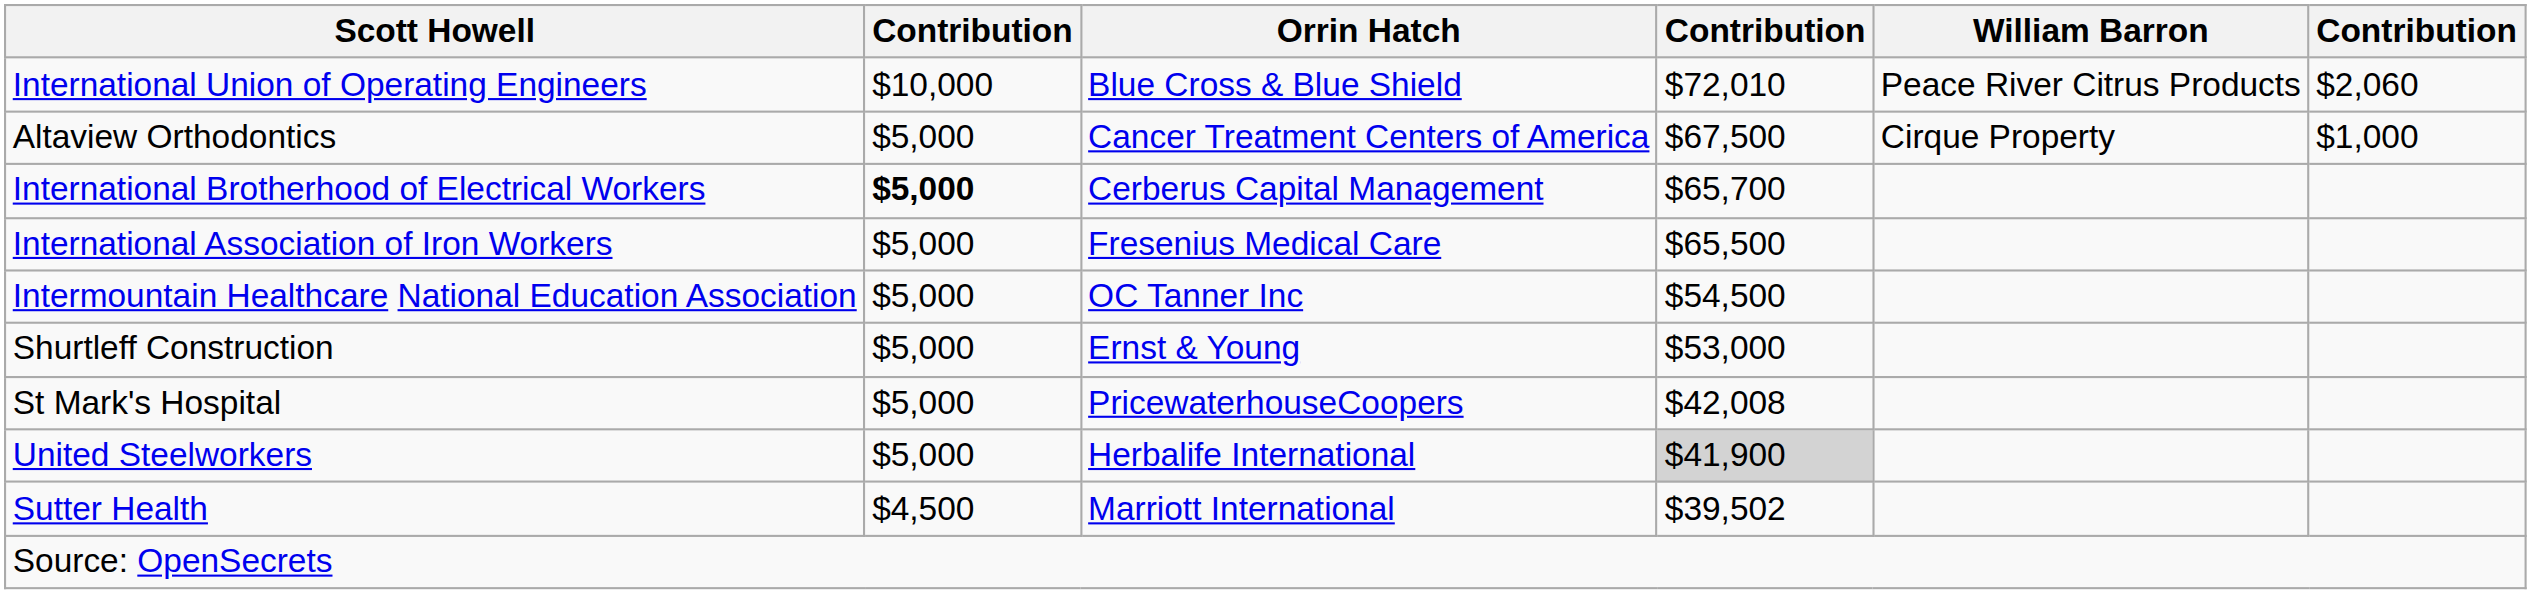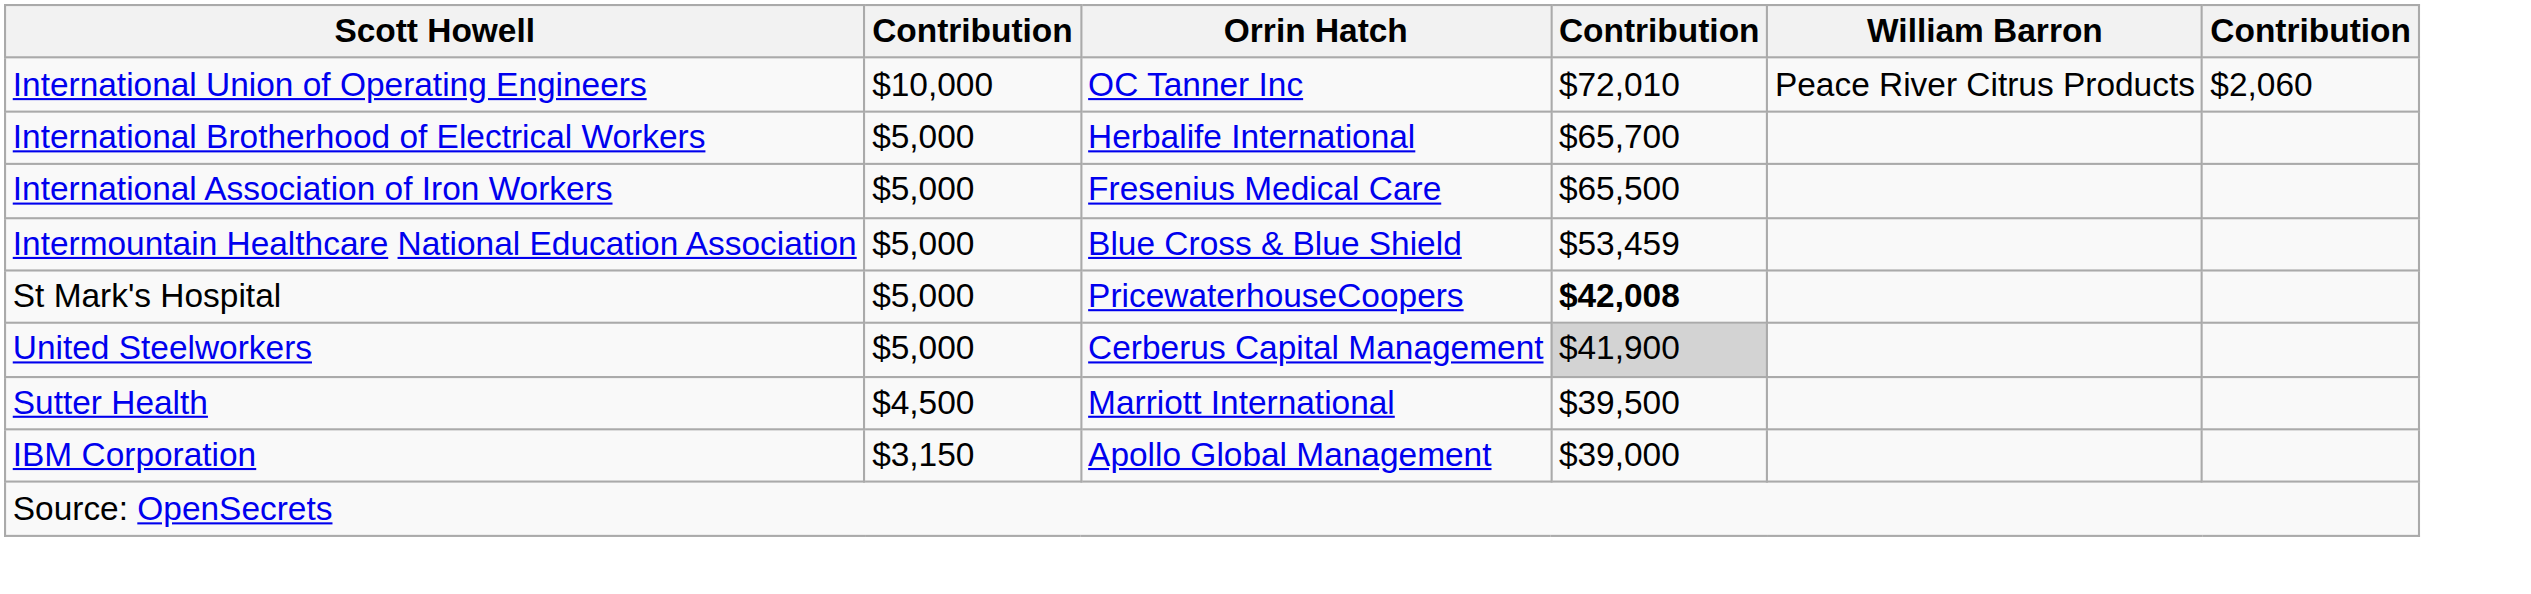(1275, 84) Blue Cross & Blue Shield -> (1196, 84) OC Tanner Inc
- row: (174, 137)
(923, 190) bold -> (923, 137) normal
(1316, 190) Cerberus Capital Management -> (1252, 137) Herbalife International
(1196, 296) OC Tanner Inc -> (1275, 243) Blue Cross & Blue Shield
(1725, 296) $54,500 -> (1619, 243) $53,459
- row: (173, 349)
(1725, 402) normal -> (1619, 296) bold
(1252, 455) Herbalife International -> (1316, 349) Cerberus Capital Management
(1725, 508) $39,502 -> (1619, 402) $39,500
+ row: (134, 455)
